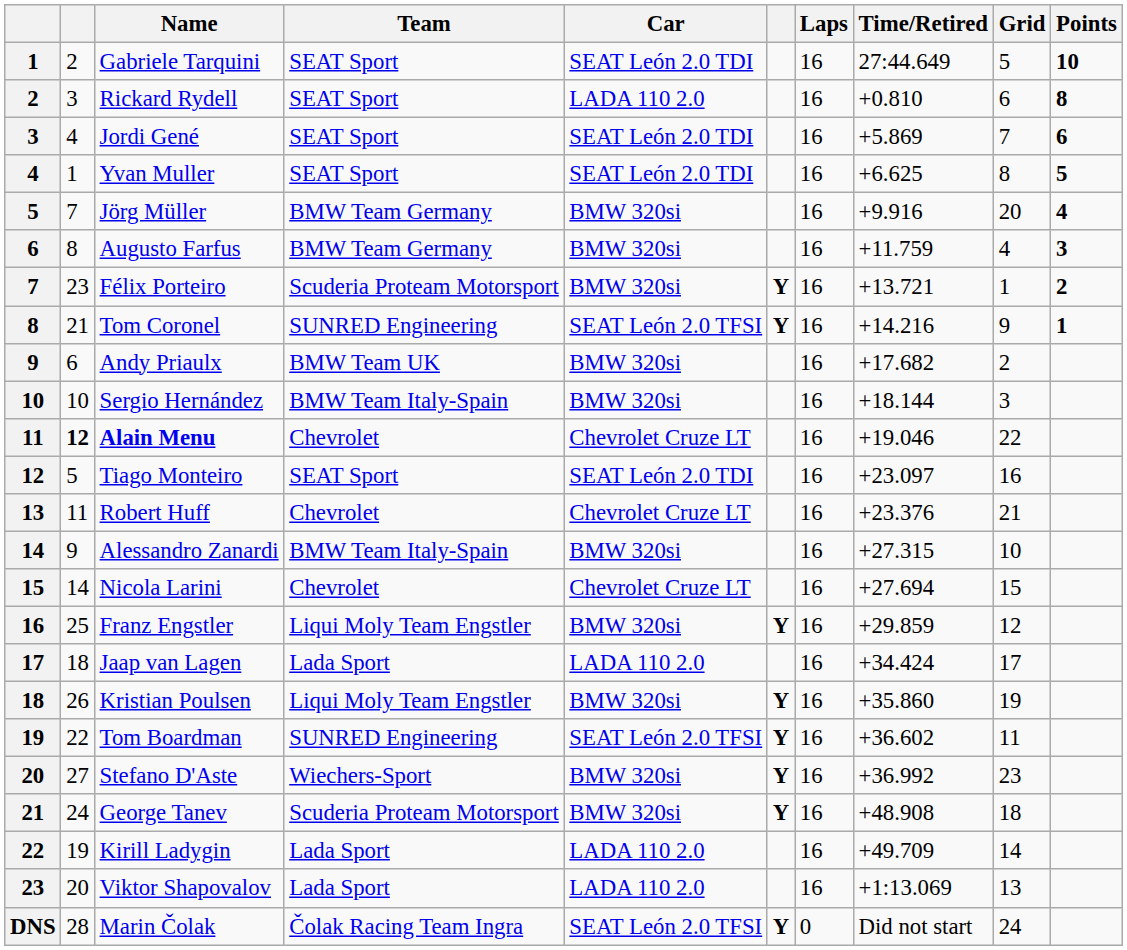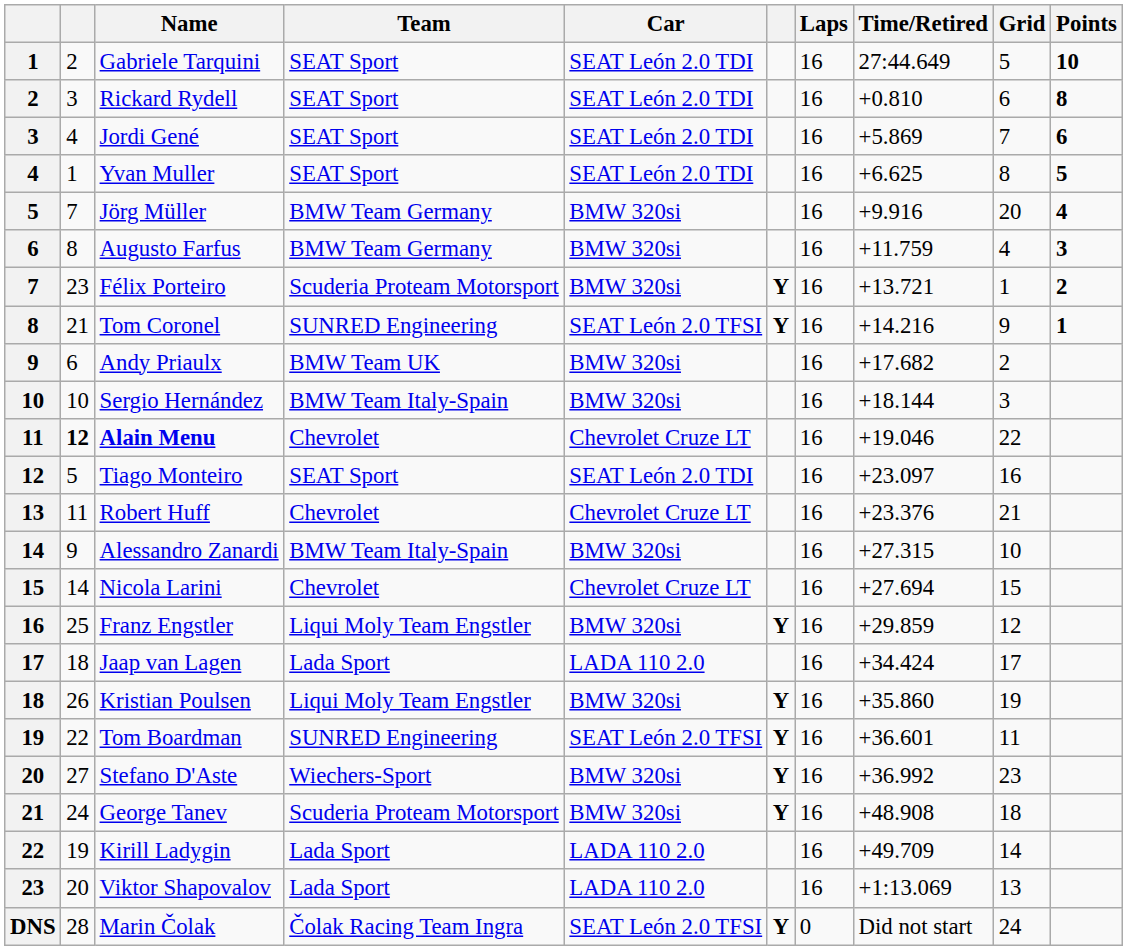(637, 98) LADA 110 2.0 -> (661, 98) SEAT León 2.0 TDI
(896, 737) +36.602 -> (896, 737) +36.601
